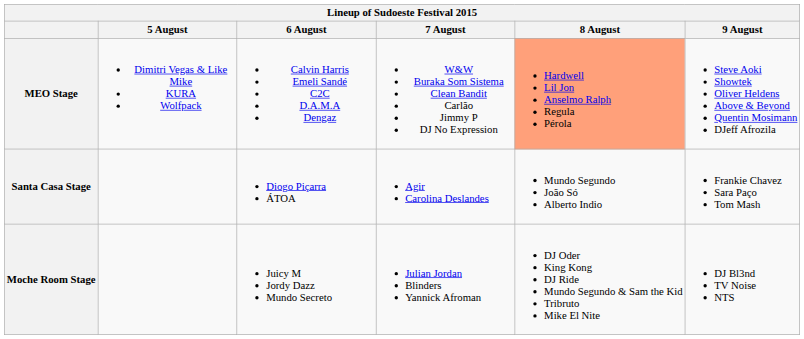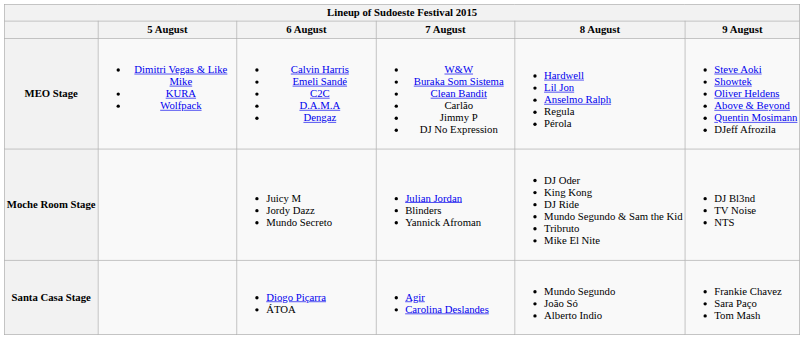(600, 100) lightsalmon background -> (600, 100) no background
rows swapped: (51, 279) <-> (51, 186)
